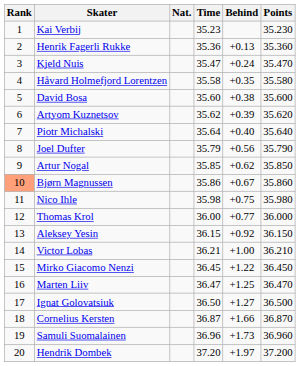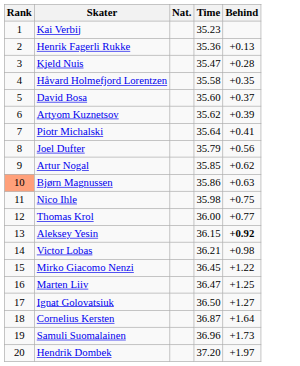- column: (278, 13)
(242, 64) +0.24 -> (242, 64) +0.28
(242, 98) +0.38 -> (242, 98) +0.37
(242, 132) +0.40 -> (242, 132) +0.41
(242, 183) +0.67 -> (242, 183) +0.63
(242, 234) normal -> (242, 234) bold
(242, 251) +1.00 -> (242, 251) +0.98
(242, 319) +1.66 -> (242, 319) +1.64
